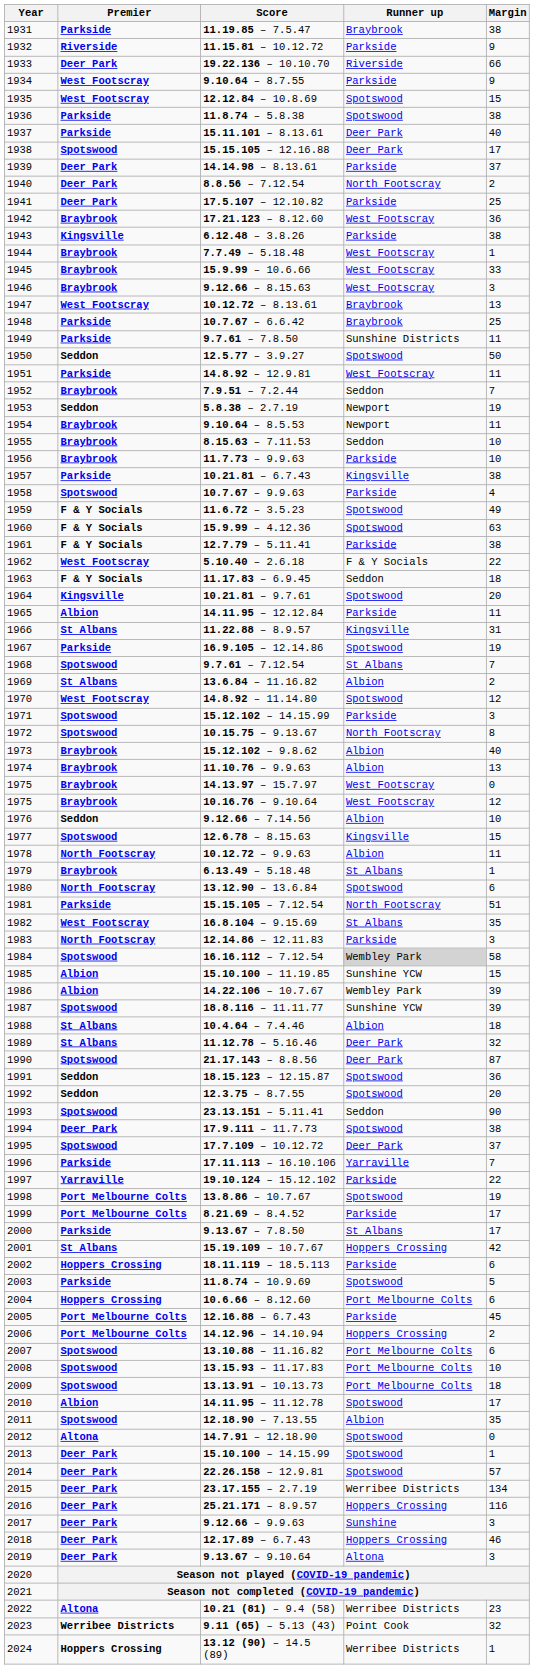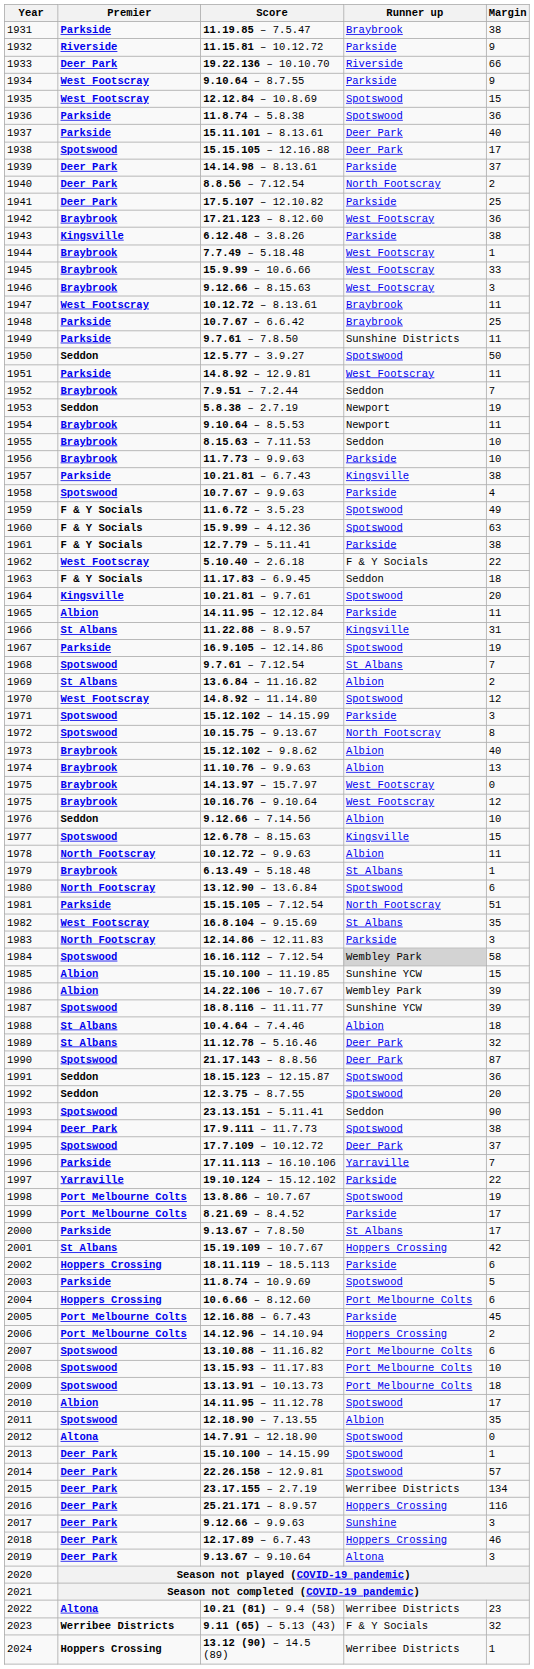(495, 116) 38 -> (495, 116) 36
(495, 305) 13 -> (495, 305) 11
(378, 1626) Point Cook -> (387, 1626) F & Y Socials
